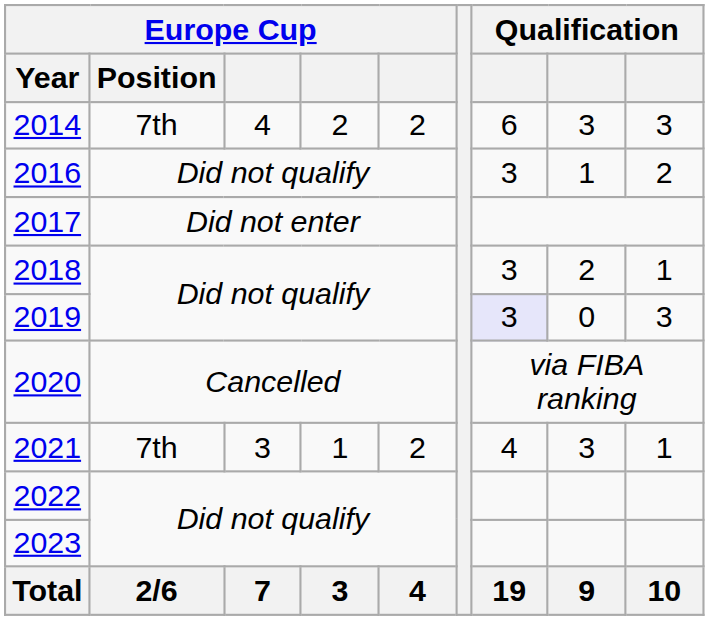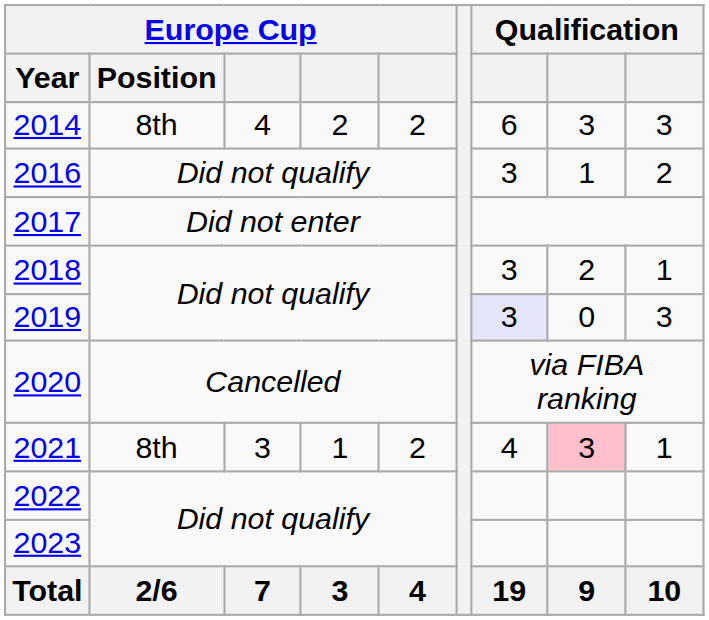(157, 125) 7th -> (157, 125) 8th
(157, 447) 7th -> (157, 447) 8th
(587, 447) no background -> (587, 447) pink background
